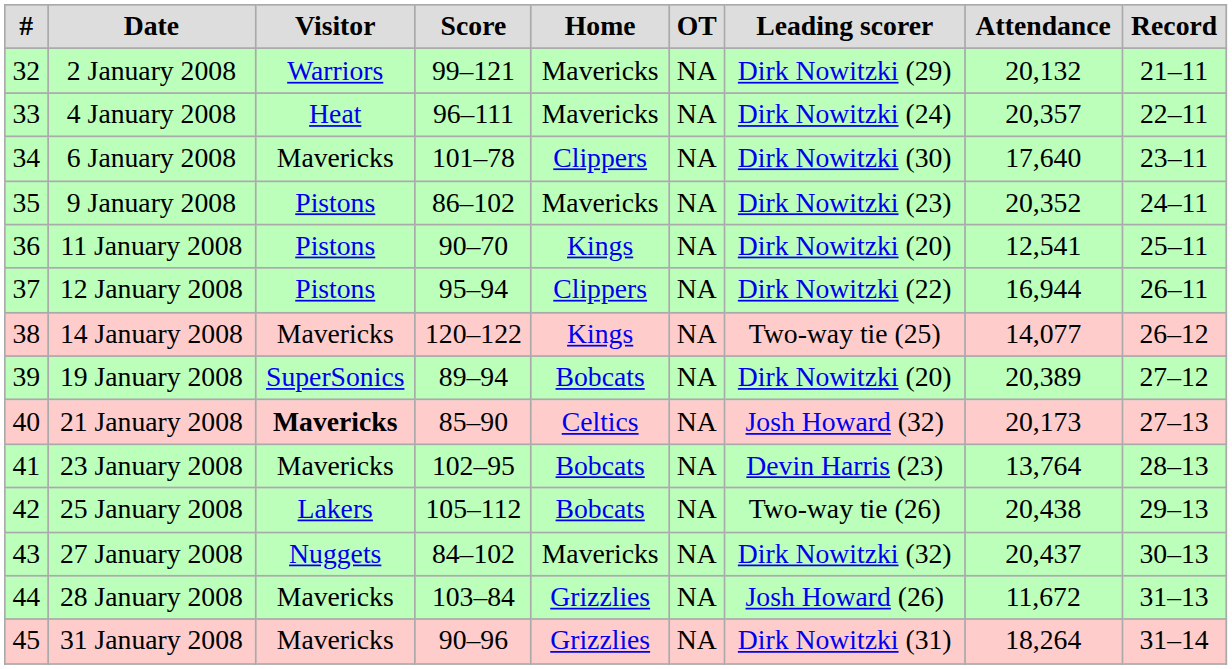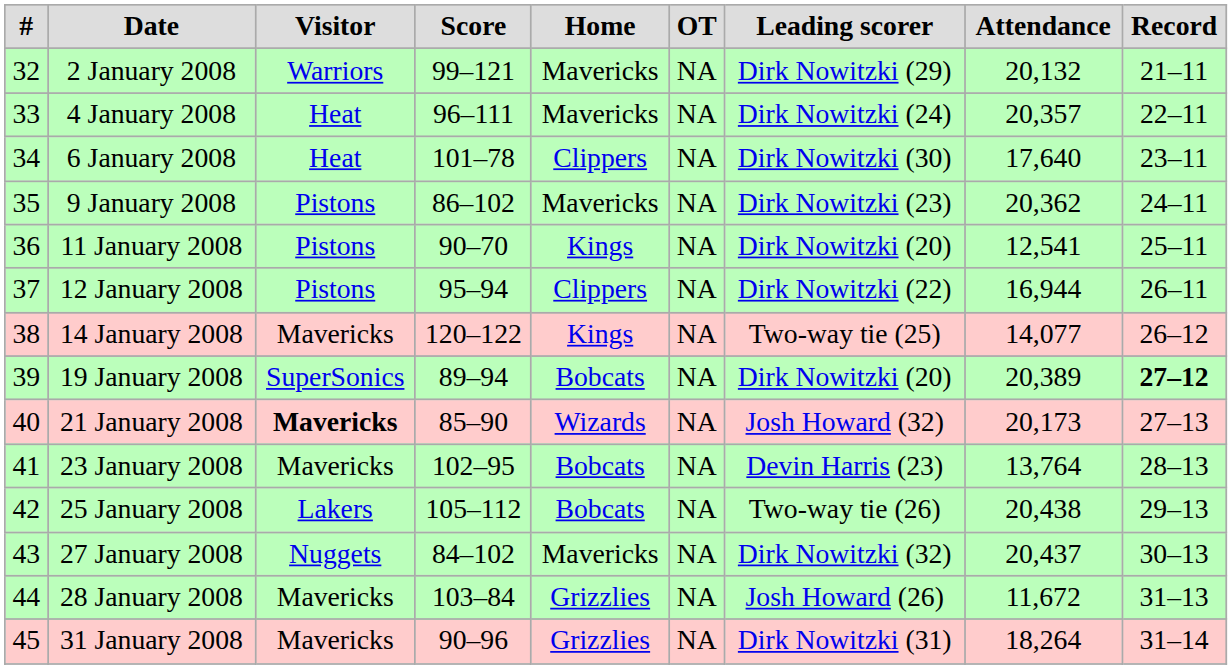(335, 158) Mavericks -> (335, 158) Heat
(1043, 202) 20,352 -> (1043, 202) 20,362
(1174, 377) normal -> (1174, 377) bold
(600, 421) Celtics -> (600, 421) Wizards
